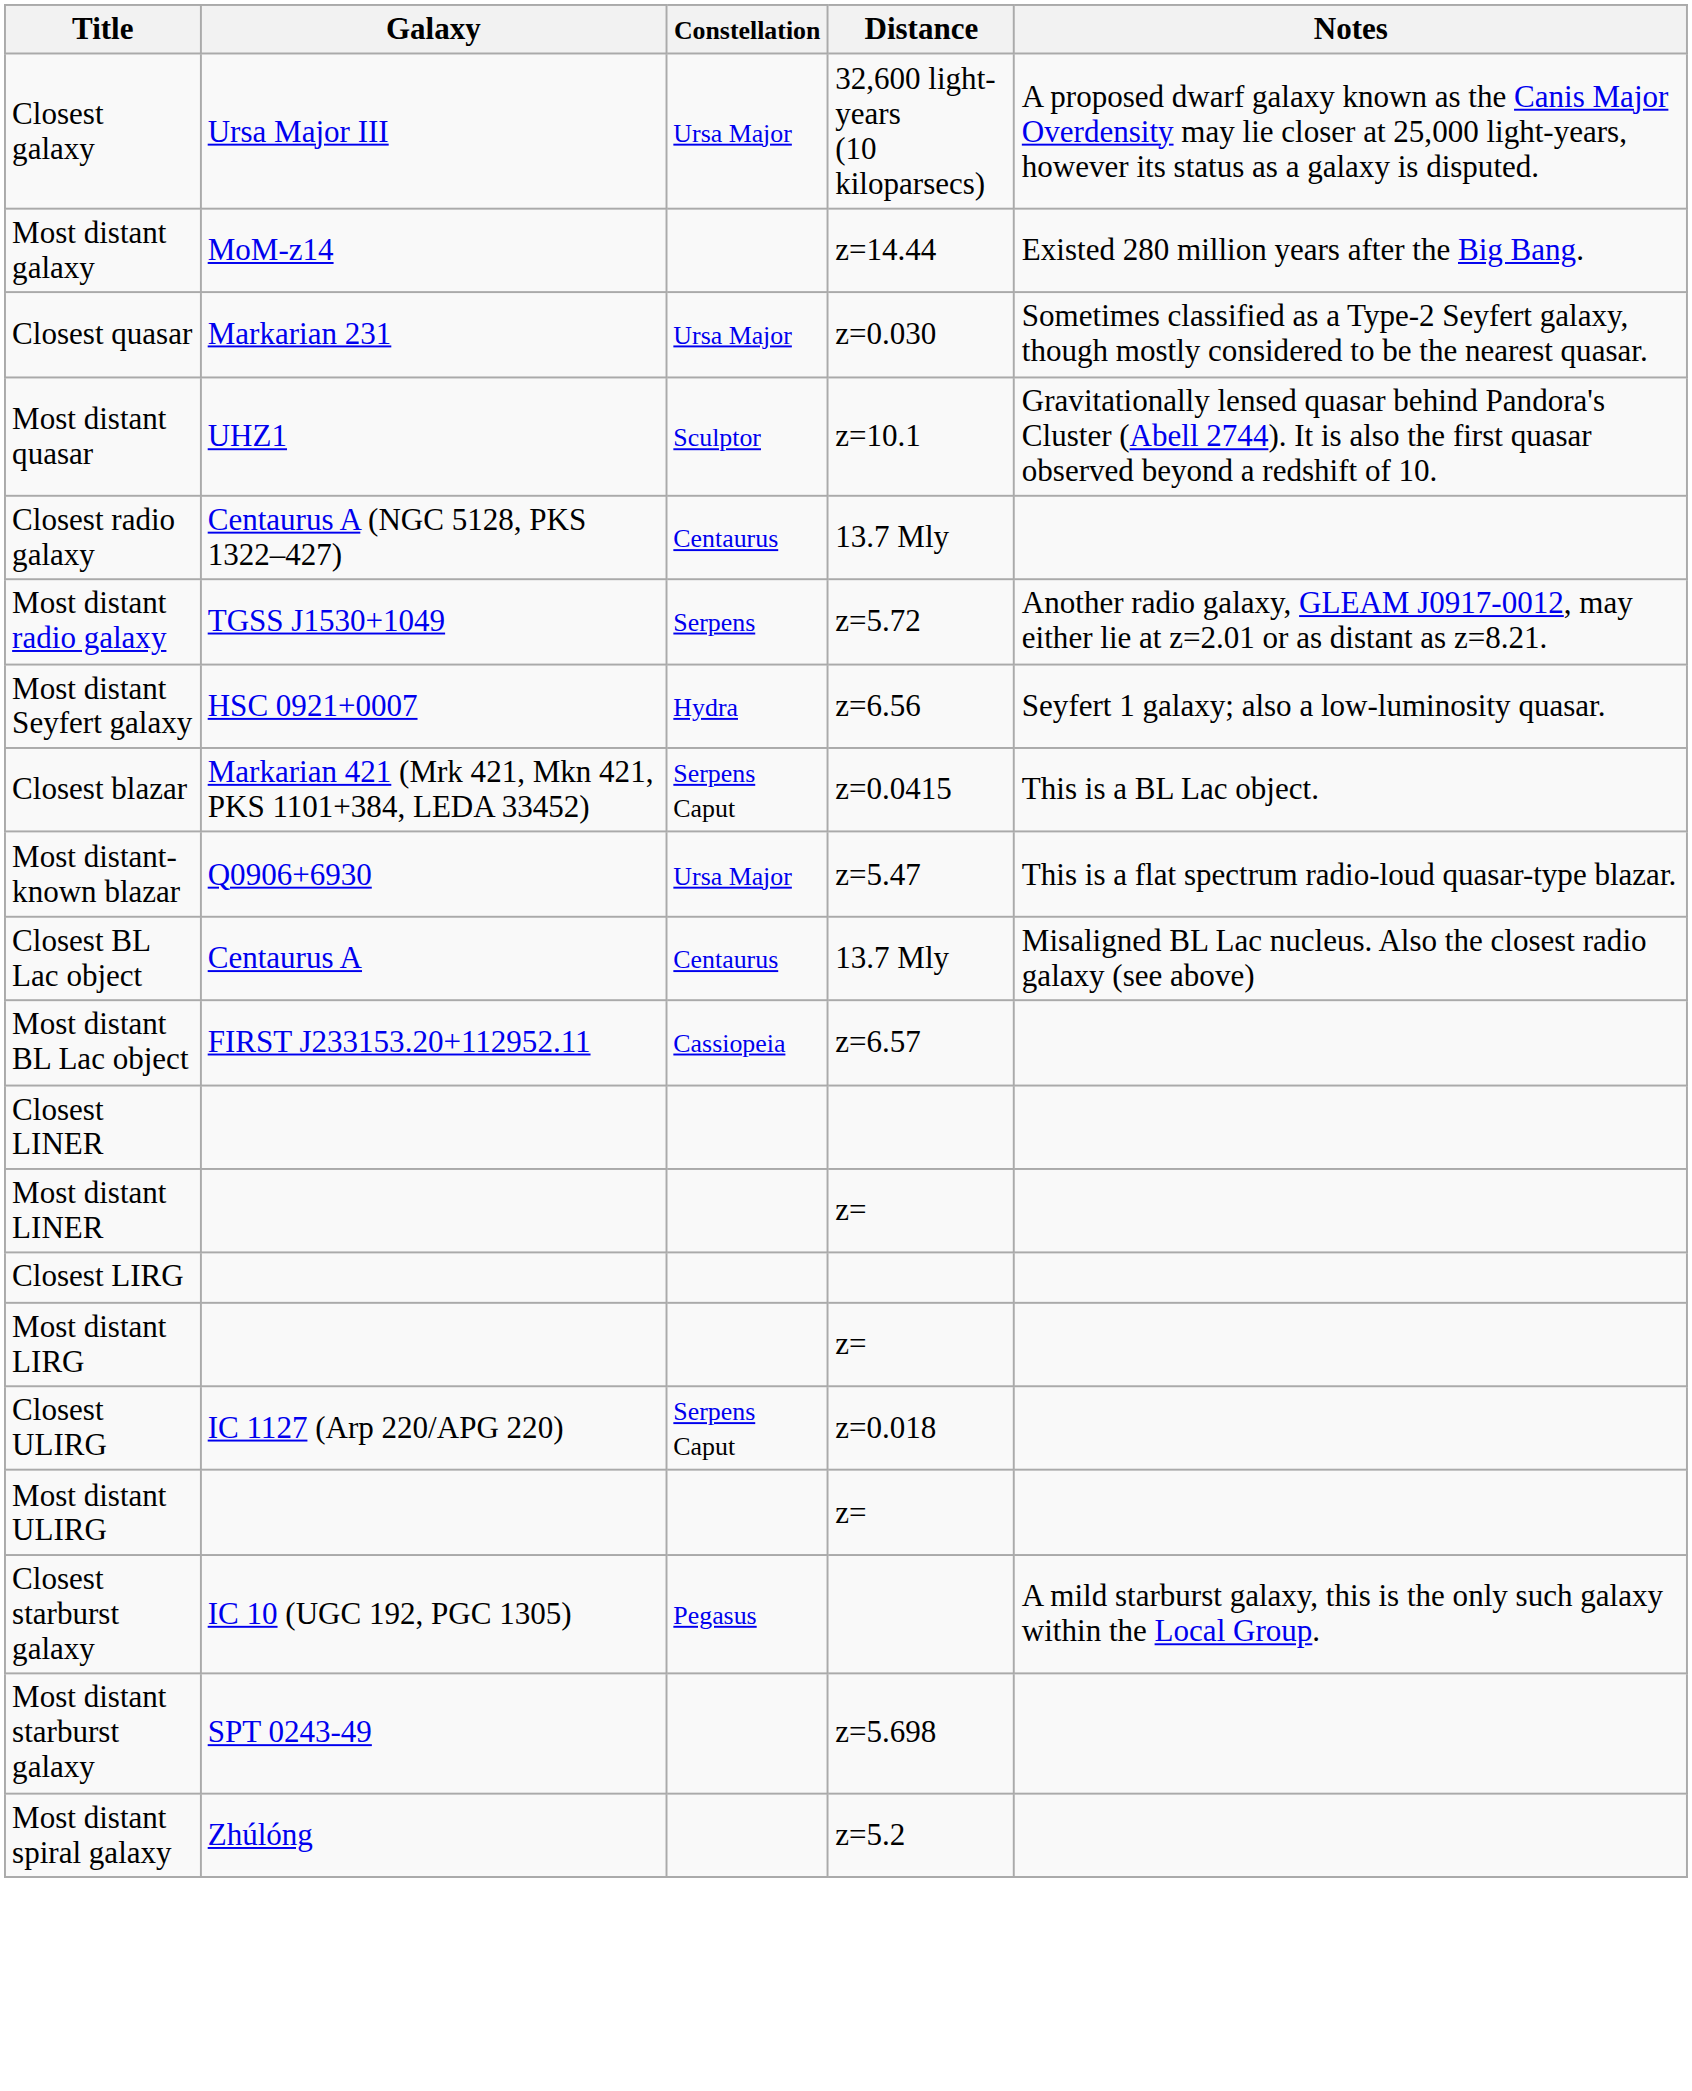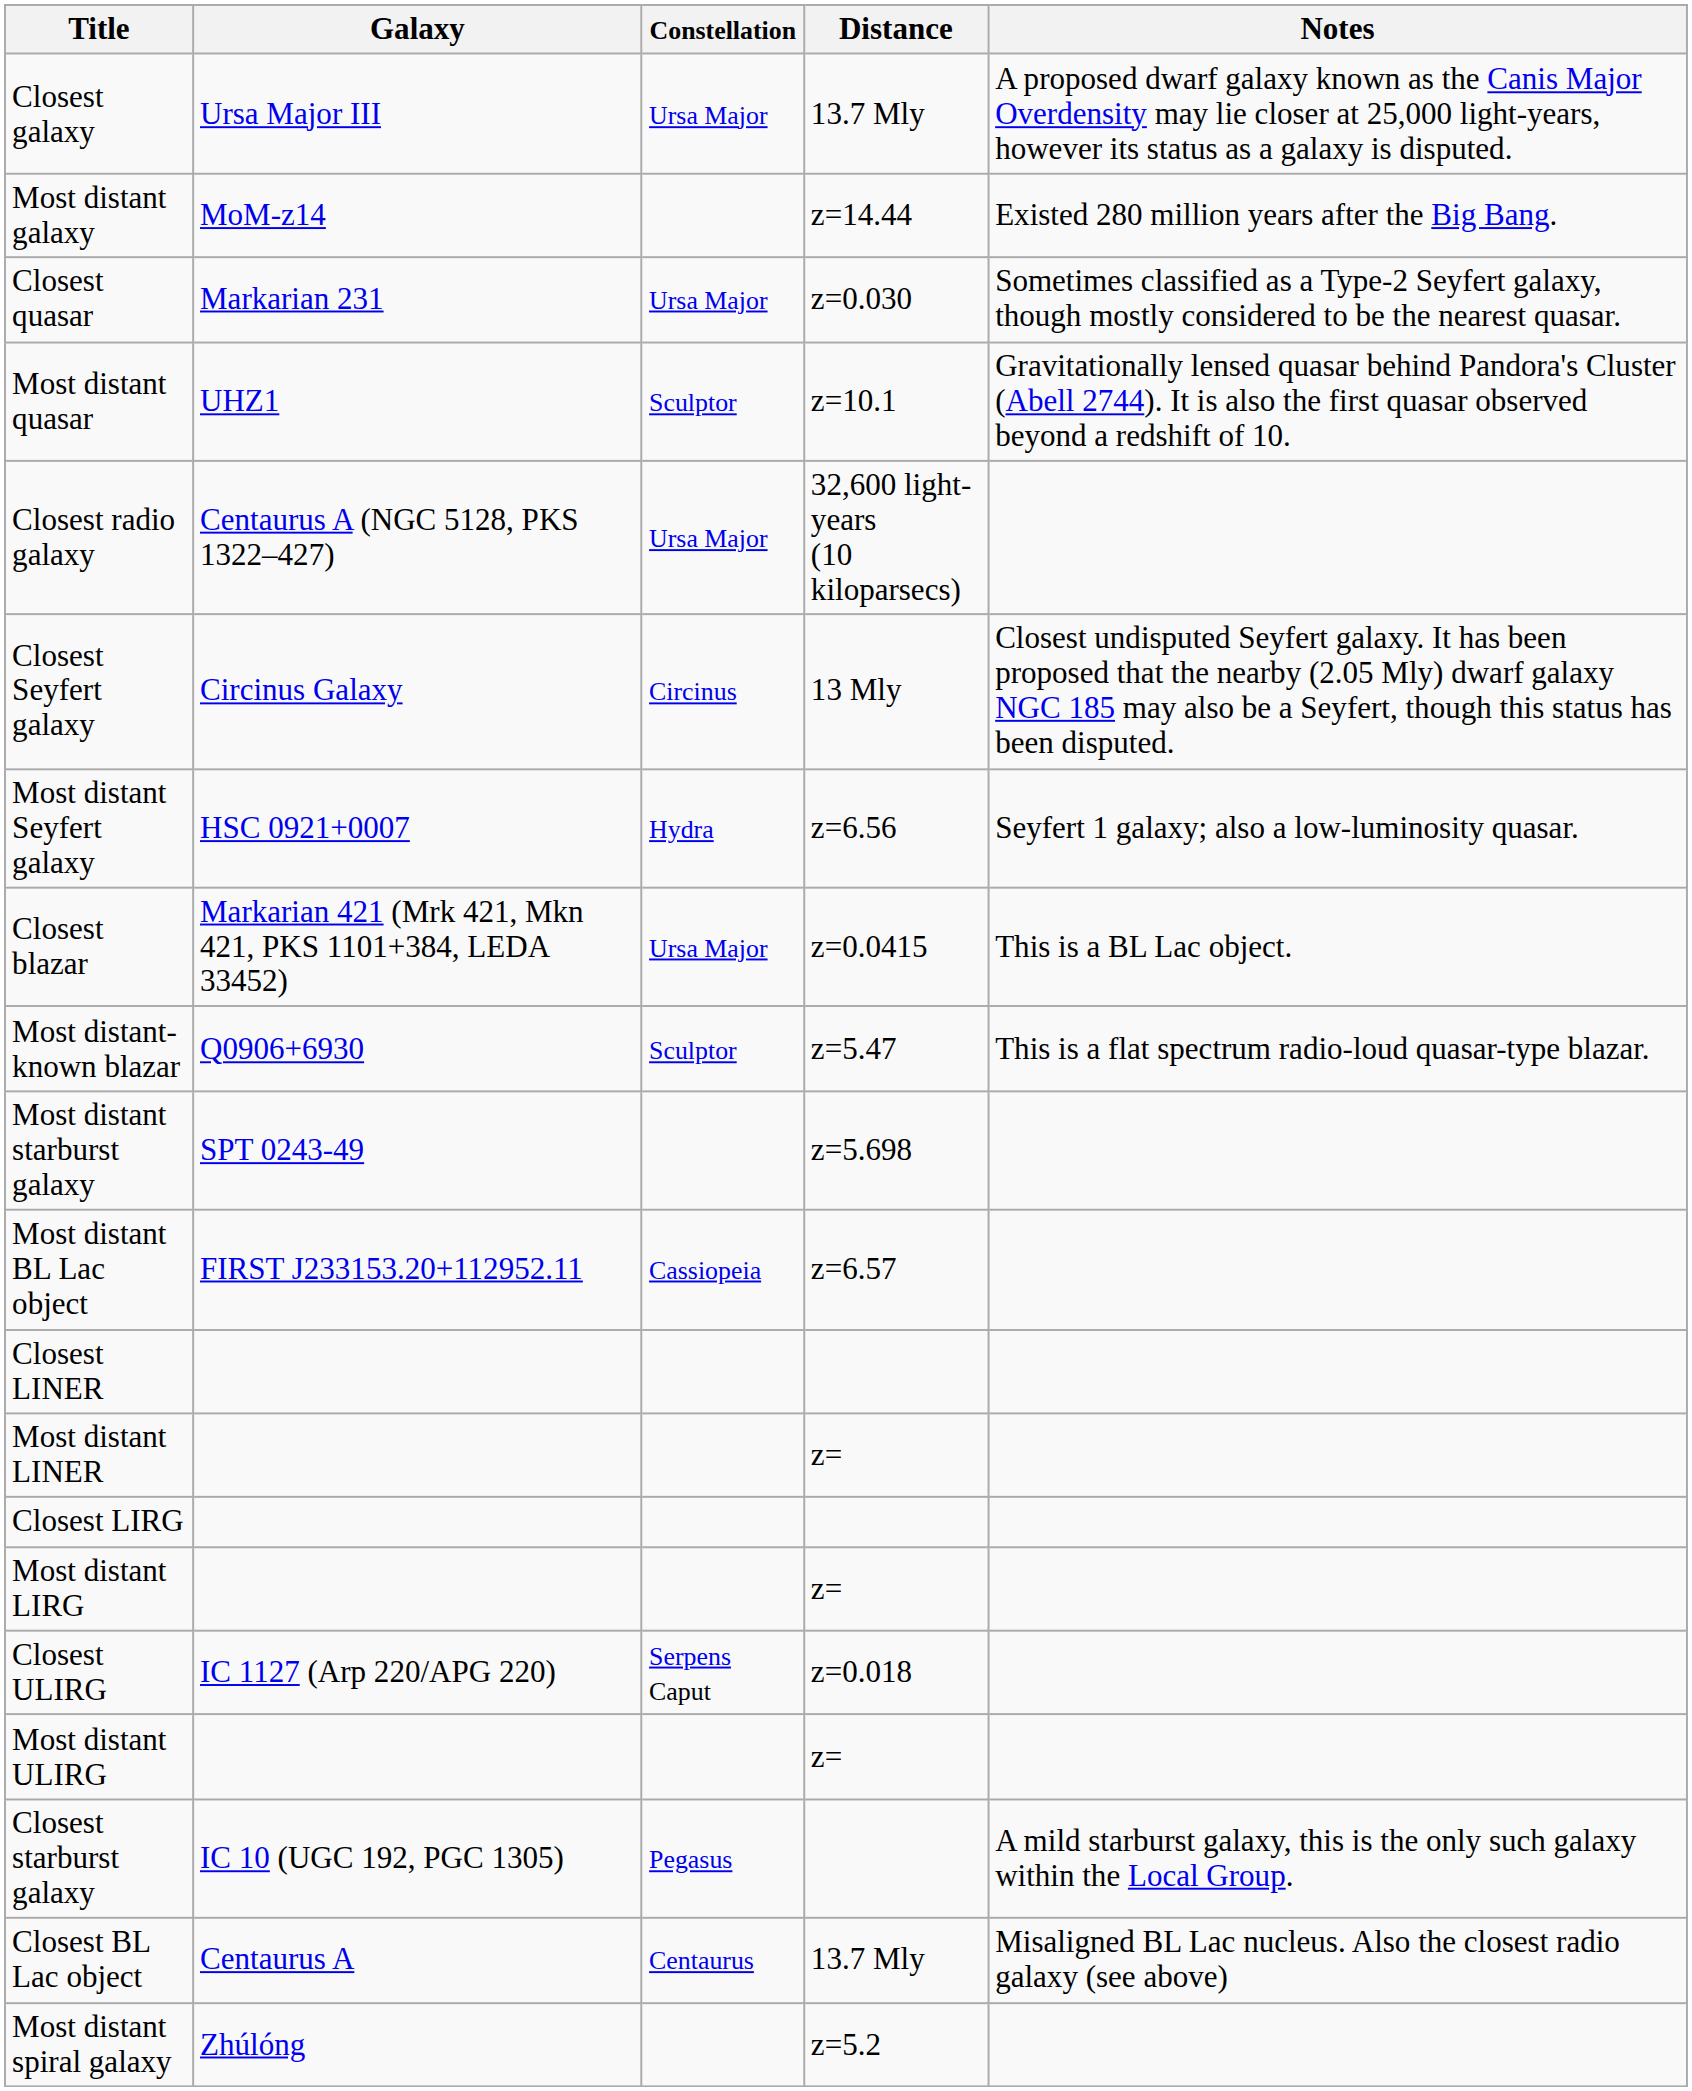(915, 130) 32,600 light-years (10 kiloparsecs) -> (868, 113) 13.7 Mly
(726, 539) Centaurus -> (708, 539) Ursa Major
(892, 537) 13.7 Mly -> (891, 537) 32,600 light-years (10 kiloparsecs)
- row: (89, 621)
+ row: (58, 691)
(714, 791) Serpens Caput -> (708, 948) Ursa Major
(733, 875) Ursa Major -> (693, 1050) Sculptor
rows swapped: (82, 957) <-> (89, 1732)
